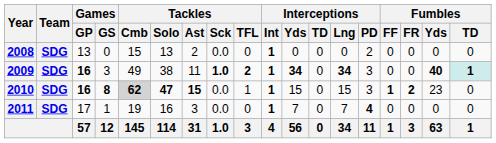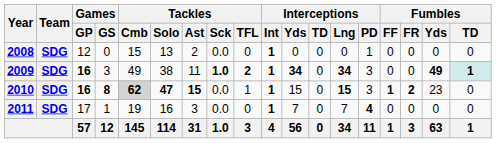(84, 52) 13 -> (84, 52) 12
(369, 52) 2 -> (369, 52) 1
(436, 71) 40 -> (436, 71) 49
(344, 90) normal -> (344, 90) bold
